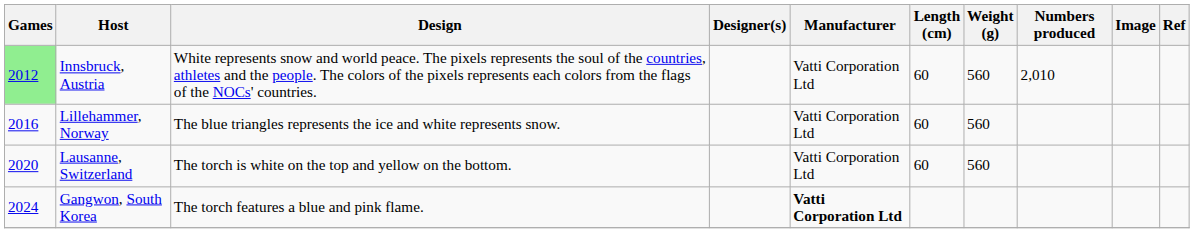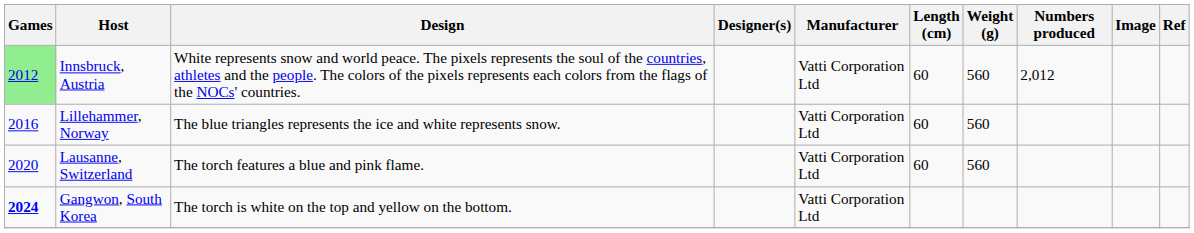(1038, 74) 2,010 -> (1037, 74) 2,012
(343, 165) The torch is white on the top and yellow on the bottom. -> (299, 165) The torch features a blue and pink flame.
(23, 207) normal -> (23, 207) bold
(299, 207) The torch features a blue and pink flame. -> (343, 207) The torch is white on the top and yellow on the bottom.
(848, 207) bold -> (851, 207) normal
